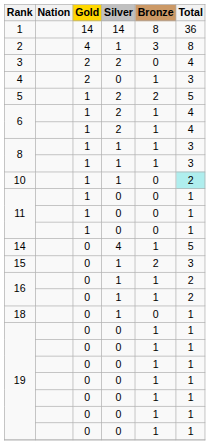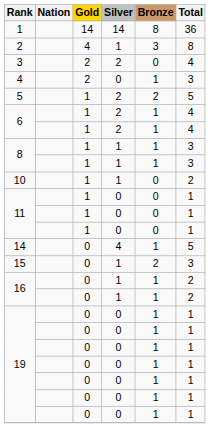(191, 180) paleturquoise background -> (191, 180) no background
- row: (20, 314)
